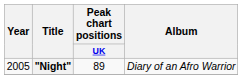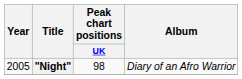(99, 66) 89 -> (99, 66) 98
